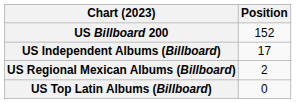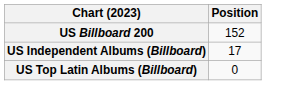- row: (121, 70)
